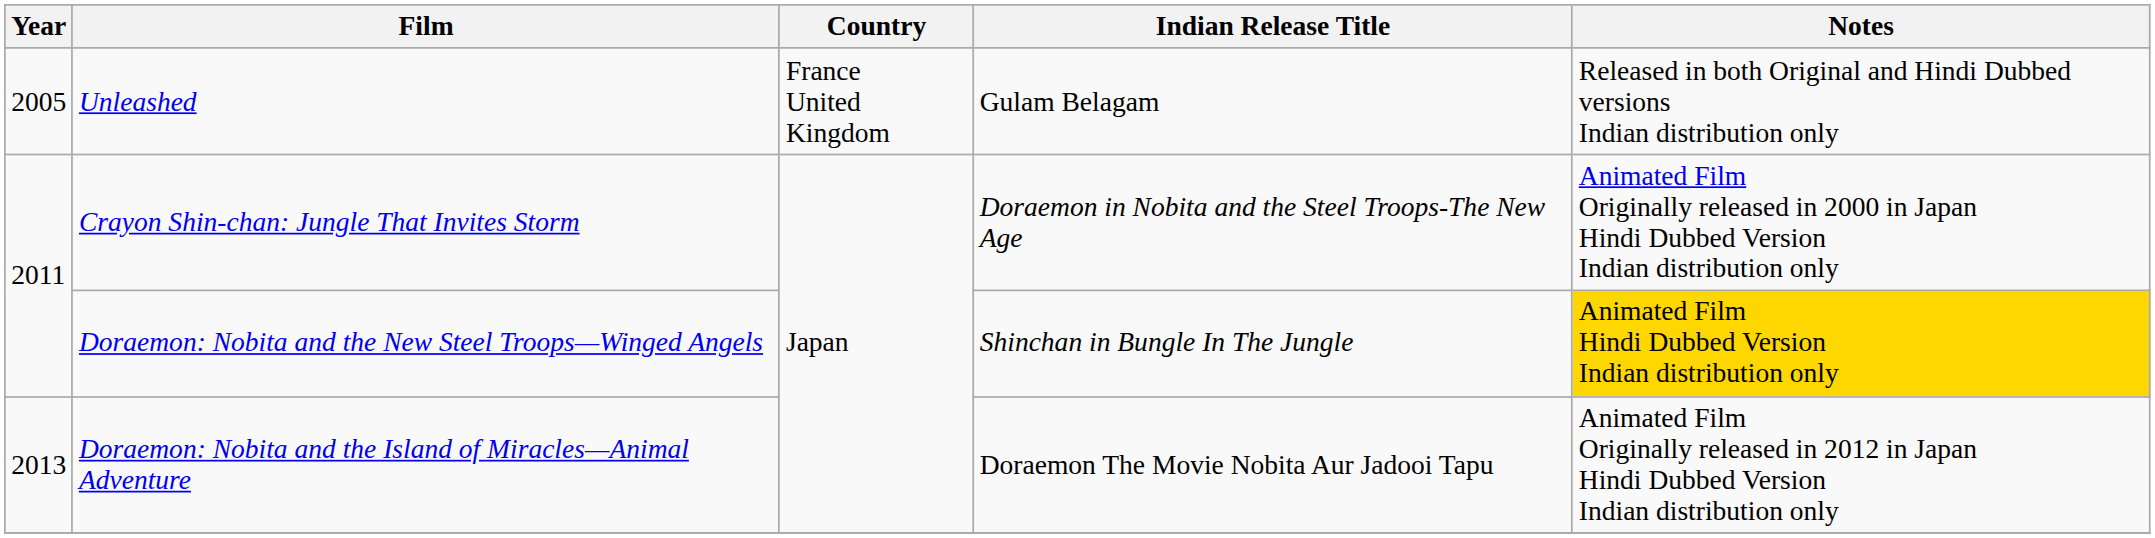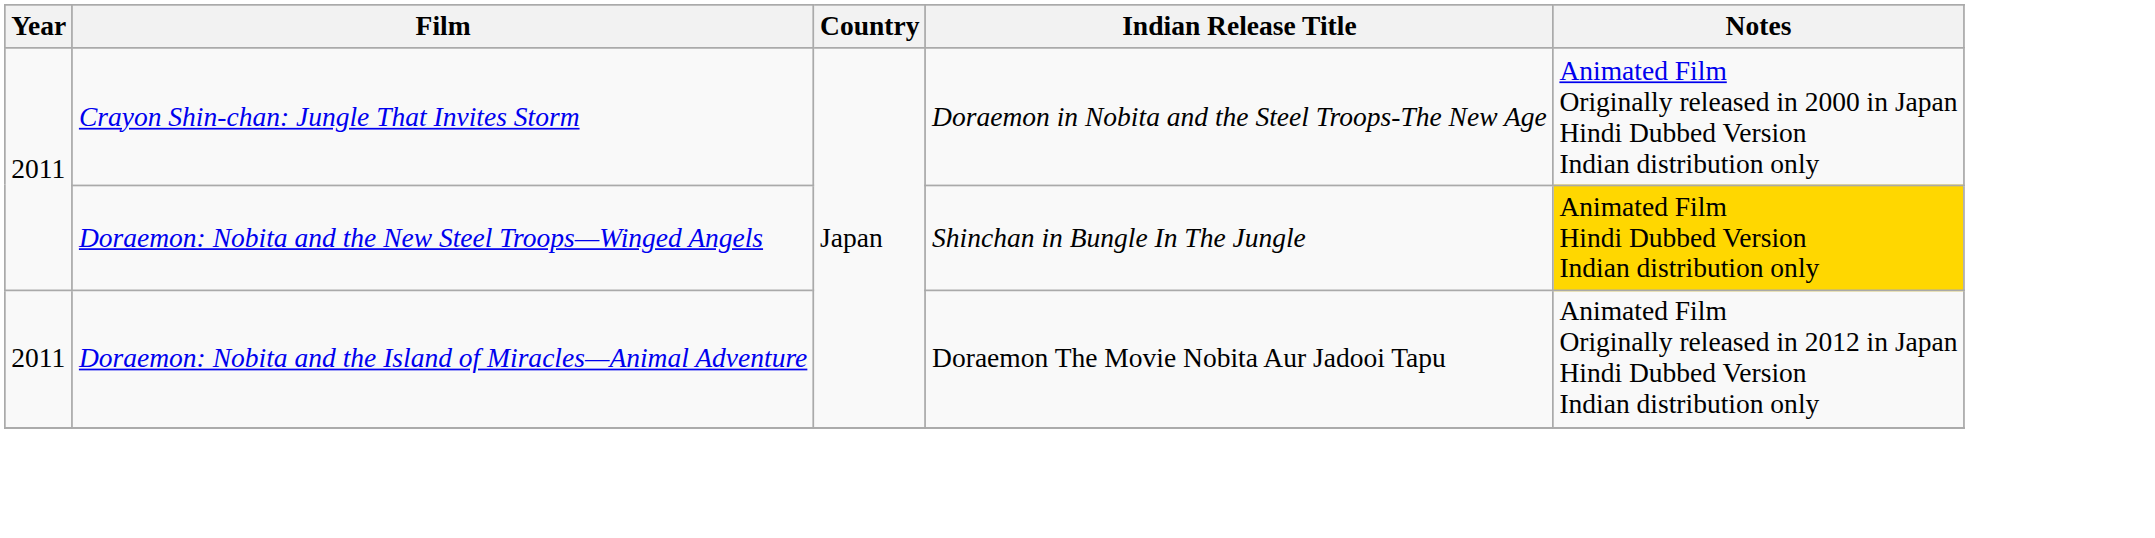- row: (138, 100)
(39, 464) 2013 -> (38, 358) 2011
